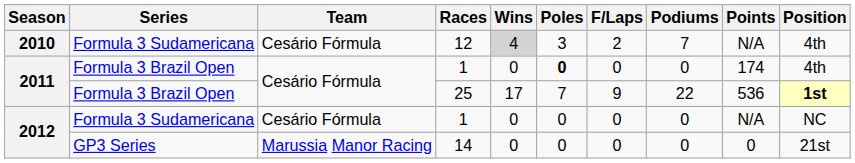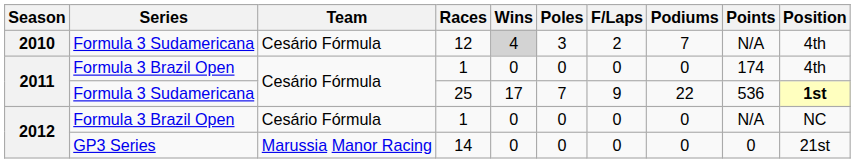(562, 69) bold -> (562, 69) normal
(154, 94) Formula 3 Brazil Open -> (164, 94) Formula 3 Sudamericana
(164, 120) Formula 3 Sudamericana -> (154, 120) Formula 3 Brazil Open
